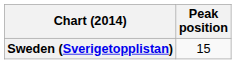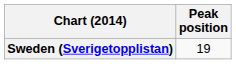(203, 48) 15 -> (203, 48) 19
